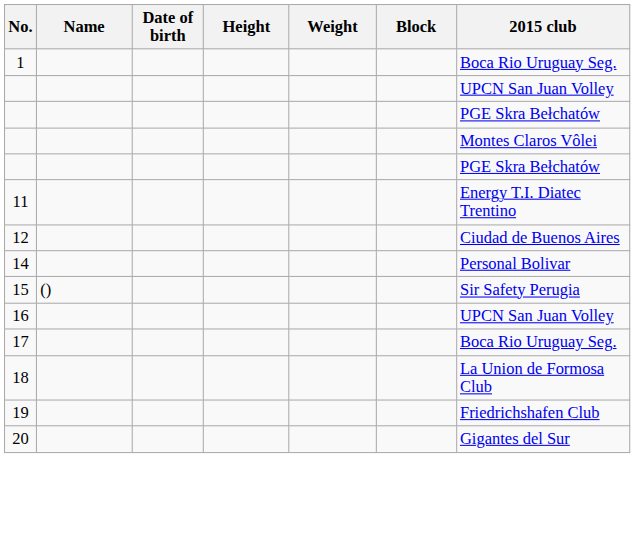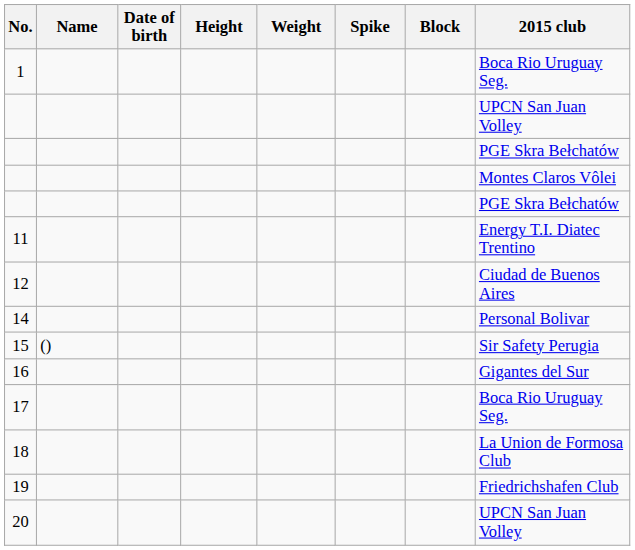+ column: (370, 26)
(537, 316) UPCN San Juan Volley -> (534, 371) Gigantes del Sur
(515, 439) Gigantes del Sur -> (533, 522) UPCN San Juan Volley
